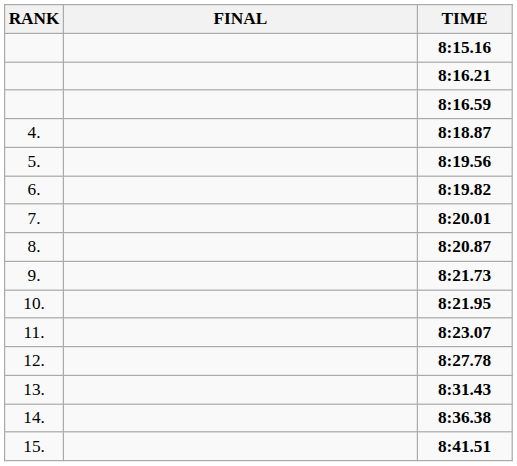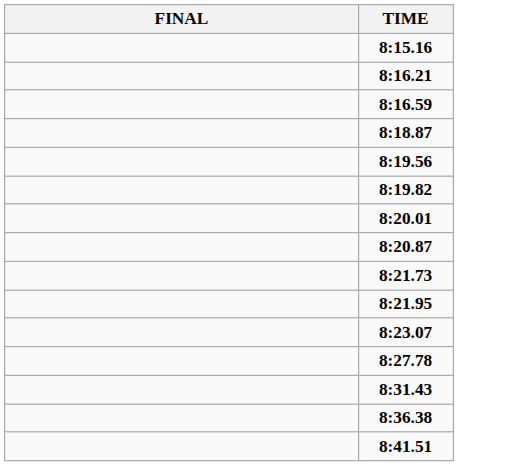- column: (34, 19)
